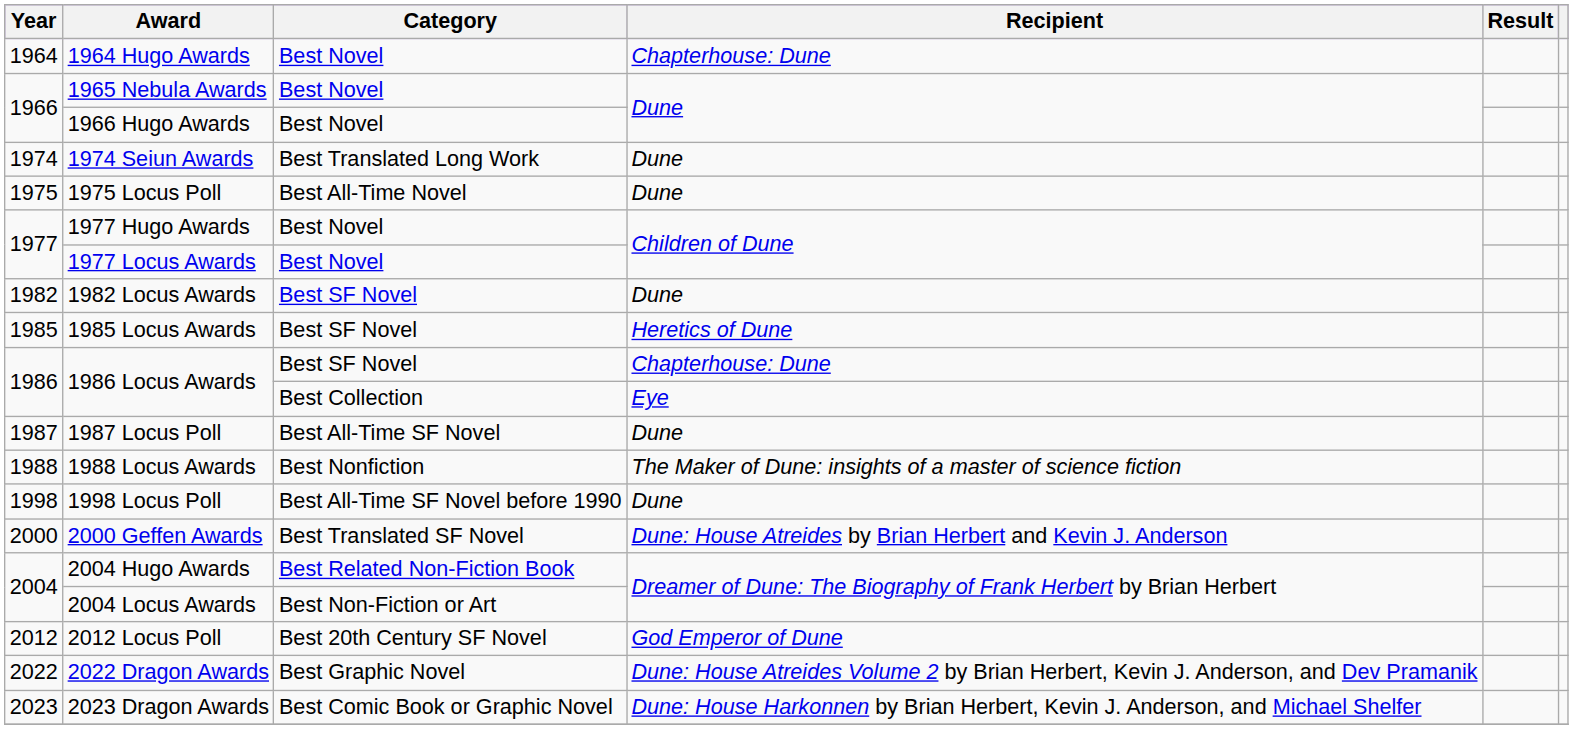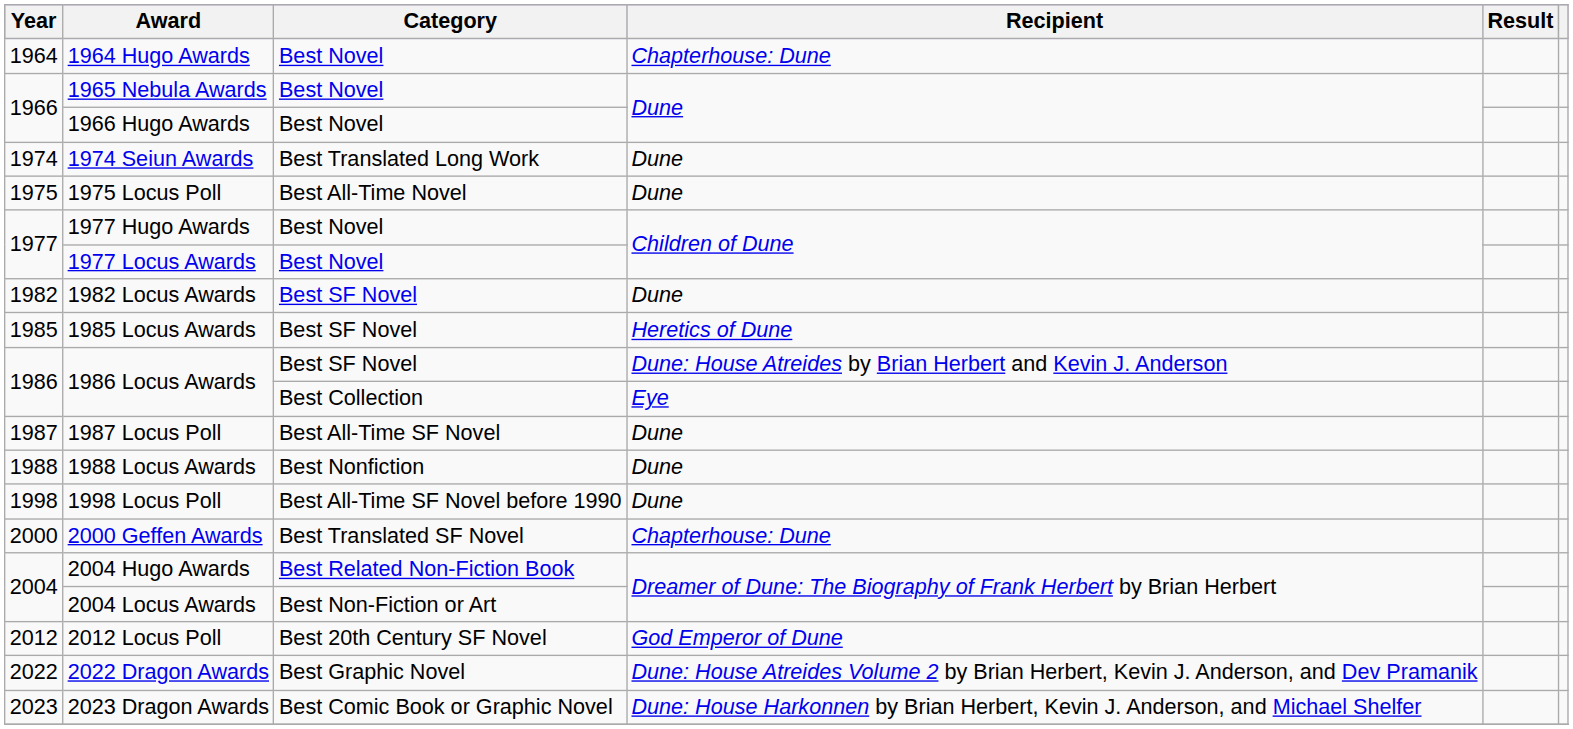(731, 364) Chapterhouse: Dune -> (929, 364) Dune: House Atreides by Brian Herbert and Kevin J. Anderson
(906, 466) The Maker of Dune: insights of a master of science fiction -> (657, 466) Dune
(929, 535) Dune: House Atreides by Brian Herbert and Kevin J. Anderson -> (731, 535) Chapterhouse: Dune
